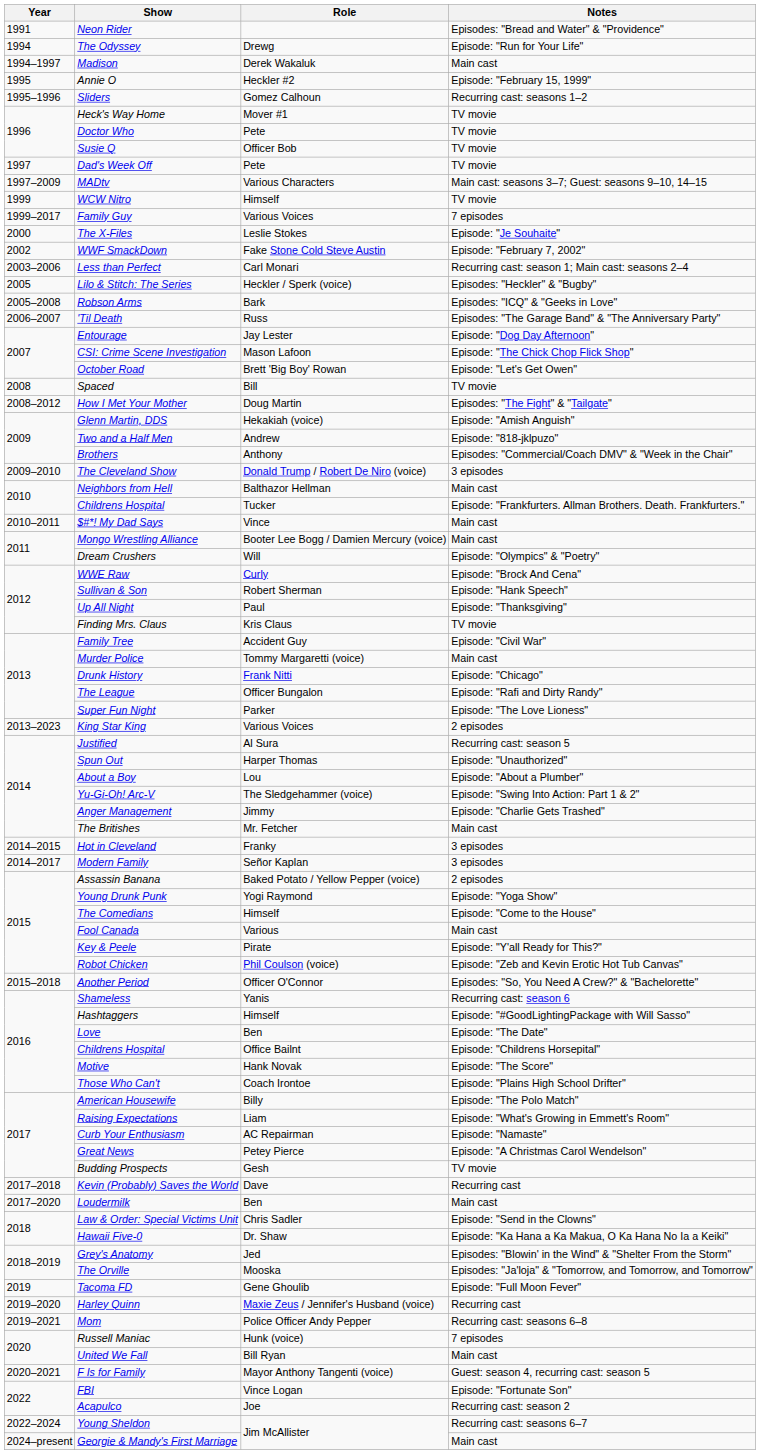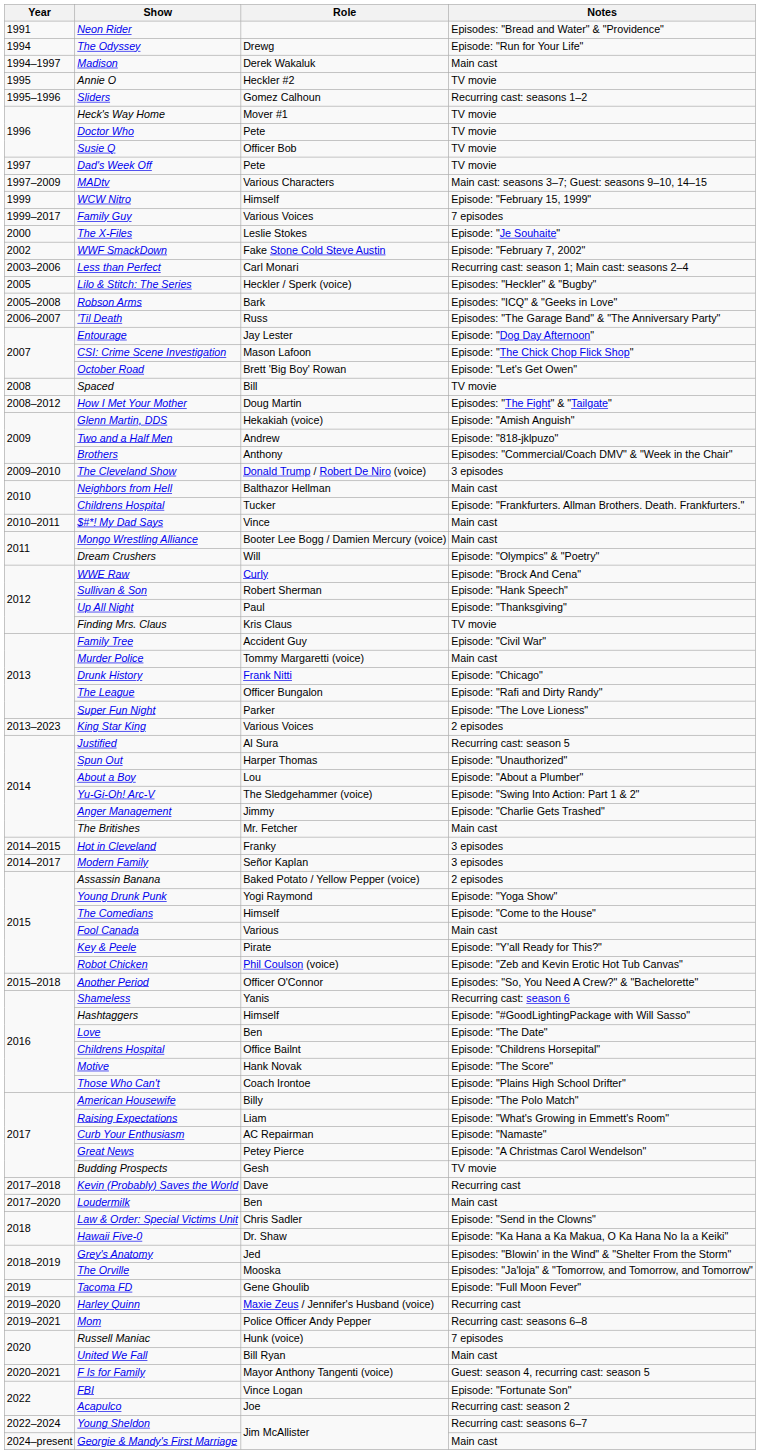(521, 81) Episode: "February 15, 1999" -> (474, 81) TV movie
(474, 200) TV movie -> (521, 200) Episode: "February 15, 1999"
